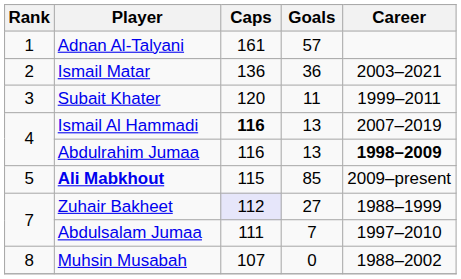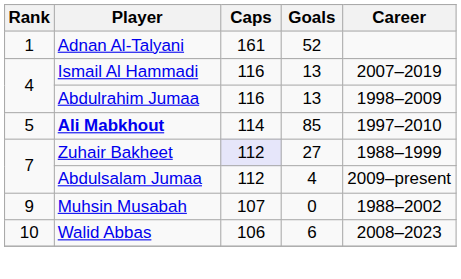(312, 44) 57 -> (312, 44) 52
- row: (104, 71)
- row: (109, 98)
(251, 125) bold -> (251, 71) normal
(399, 152) bold -> (399, 98) normal
(251, 179) 115 -> (251, 125) 114
(399, 179) 2009–present -> (399, 125) 1997–2010
(251, 233) 111 -> (251, 179) 112
(312, 233) 7 -> (312, 179) 4
(399, 233) 1997–2010 -> (399, 179) 2009–present
(29, 260) 8 -> (29, 206) 9
+ row: (105, 233)
